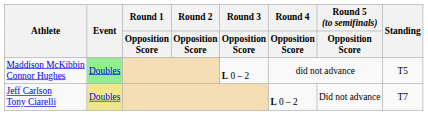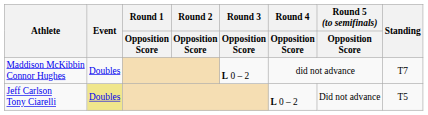(105, 71) lightgreen background -> (105, 71) no background
(403, 71) T5 -> (403, 71) T7
(403, 97) T7 -> (403, 97) T5
